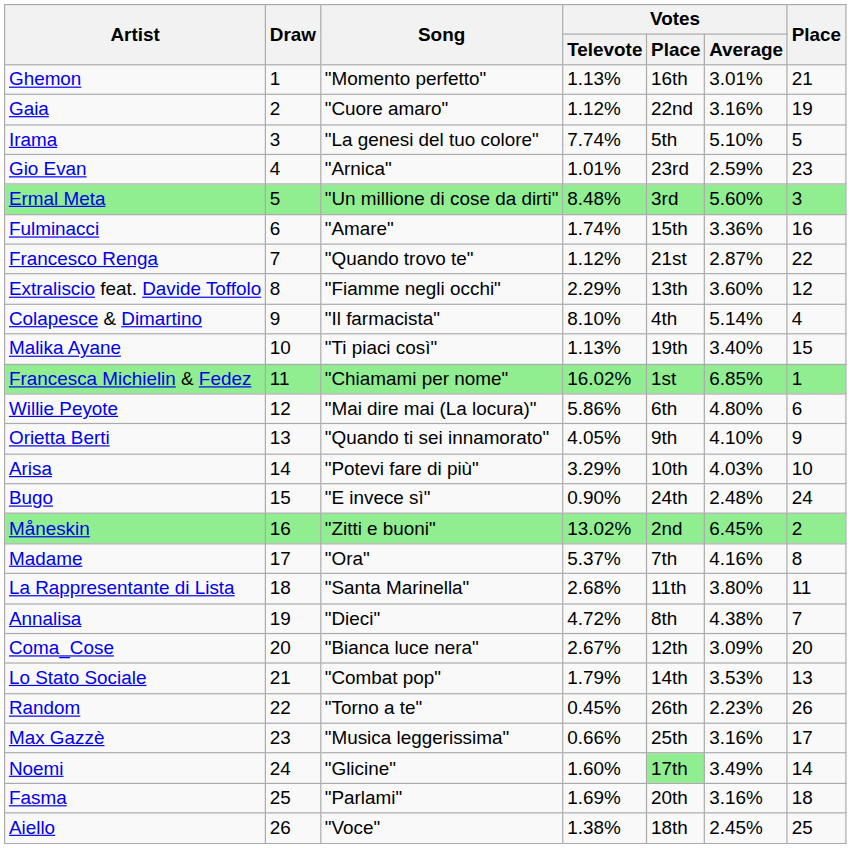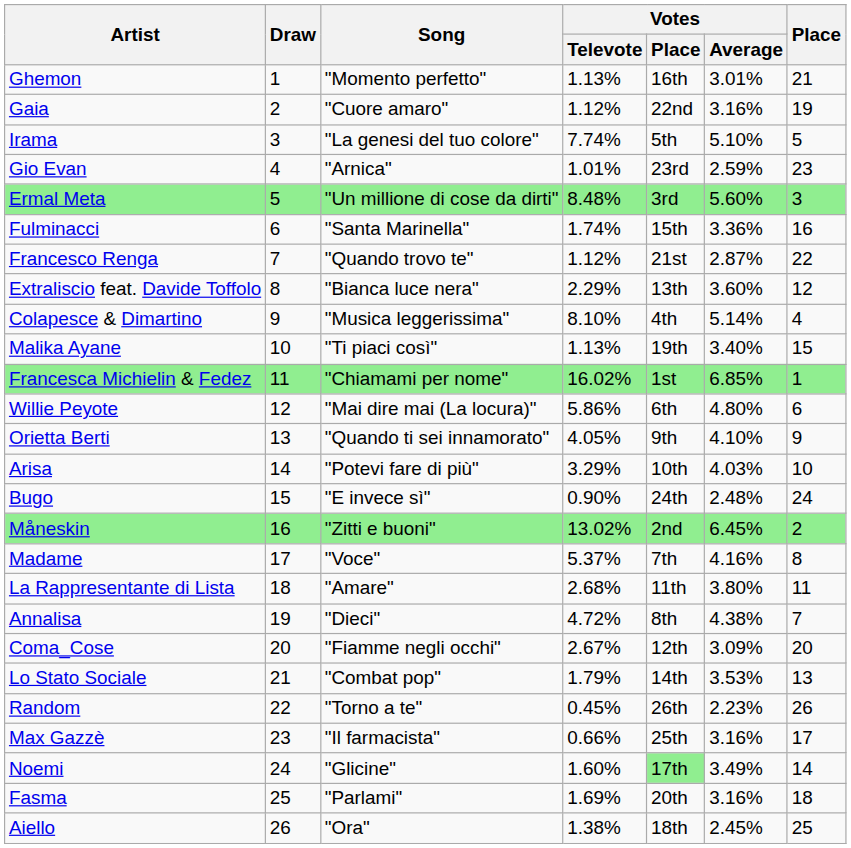(359, 229) "Amare" -> (397, 229) "Santa Marinella"
(413, 288) "Fiamme negli occhi" -> (402, 288) "Bianca luce nera"
(382, 318) "Il farmacista" -> (417, 318) "Musica leggerissima"
(347, 558) "Ora" -> (352, 558) "Voce"
(397, 588) "Santa Marinella" -> (359, 588) "Amare"
(402, 648) "Bianca luce nera" -> (413, 648) "Fiamme negli occhi"
(417, 738) "Musica leggerissima" -> (382, 738) "Il farmacista"
(352, 827) "Voce" -> (347, 827) "Ora"
